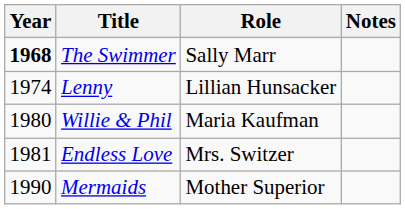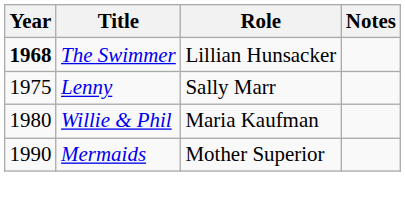(231, 54) Sally Marr -> (261, 54) Lillian Hunsacker
(30, 87) 1974 -> (30, 87) 1975
(261, 87) Lillian Hunsacker -> (231, 87) Sally Marr
- row: (117, 154)
